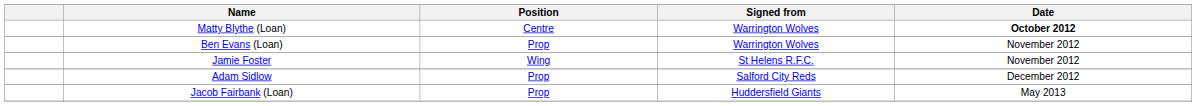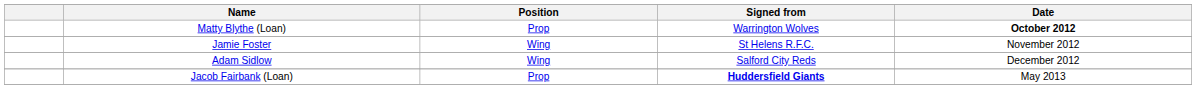(539, 28) Centre -> (539, 28) Prop
- row: (242, 44)
(539, 76) Prop -> (539, 60) Wing
(776, 92) normal -> (776, 76) bold
